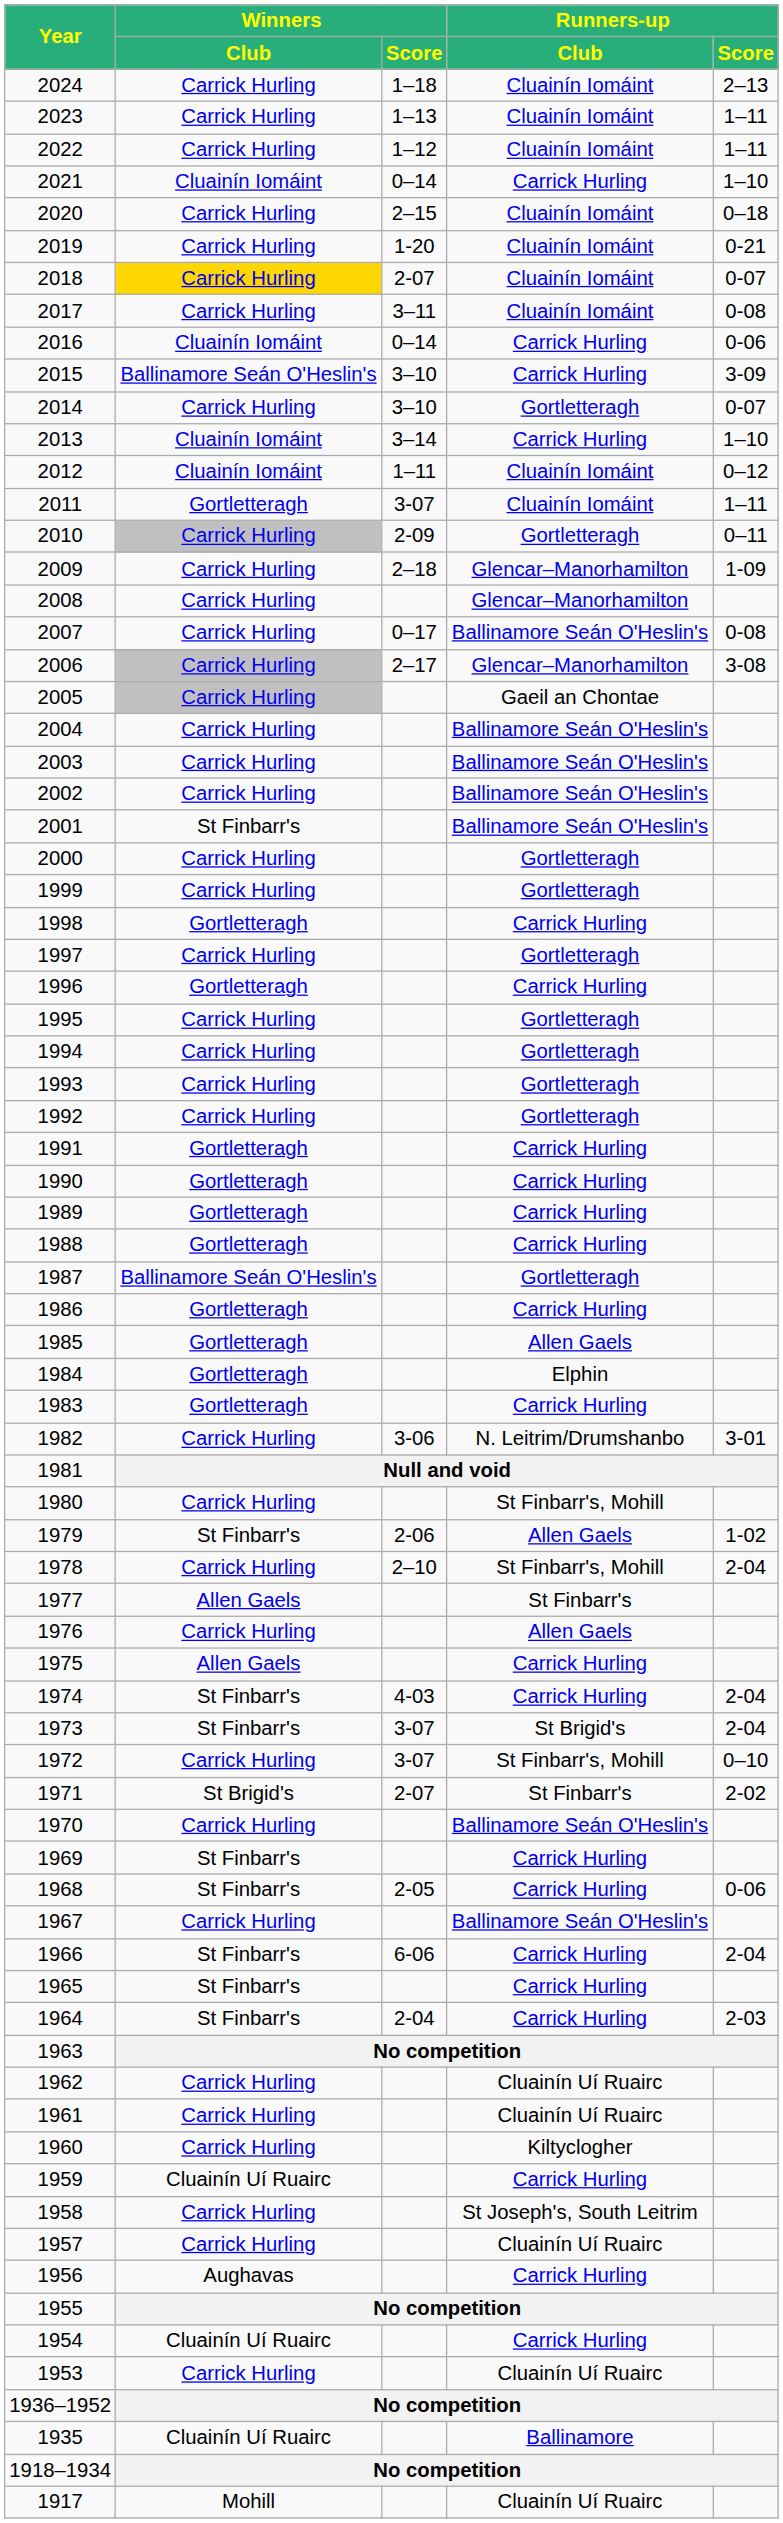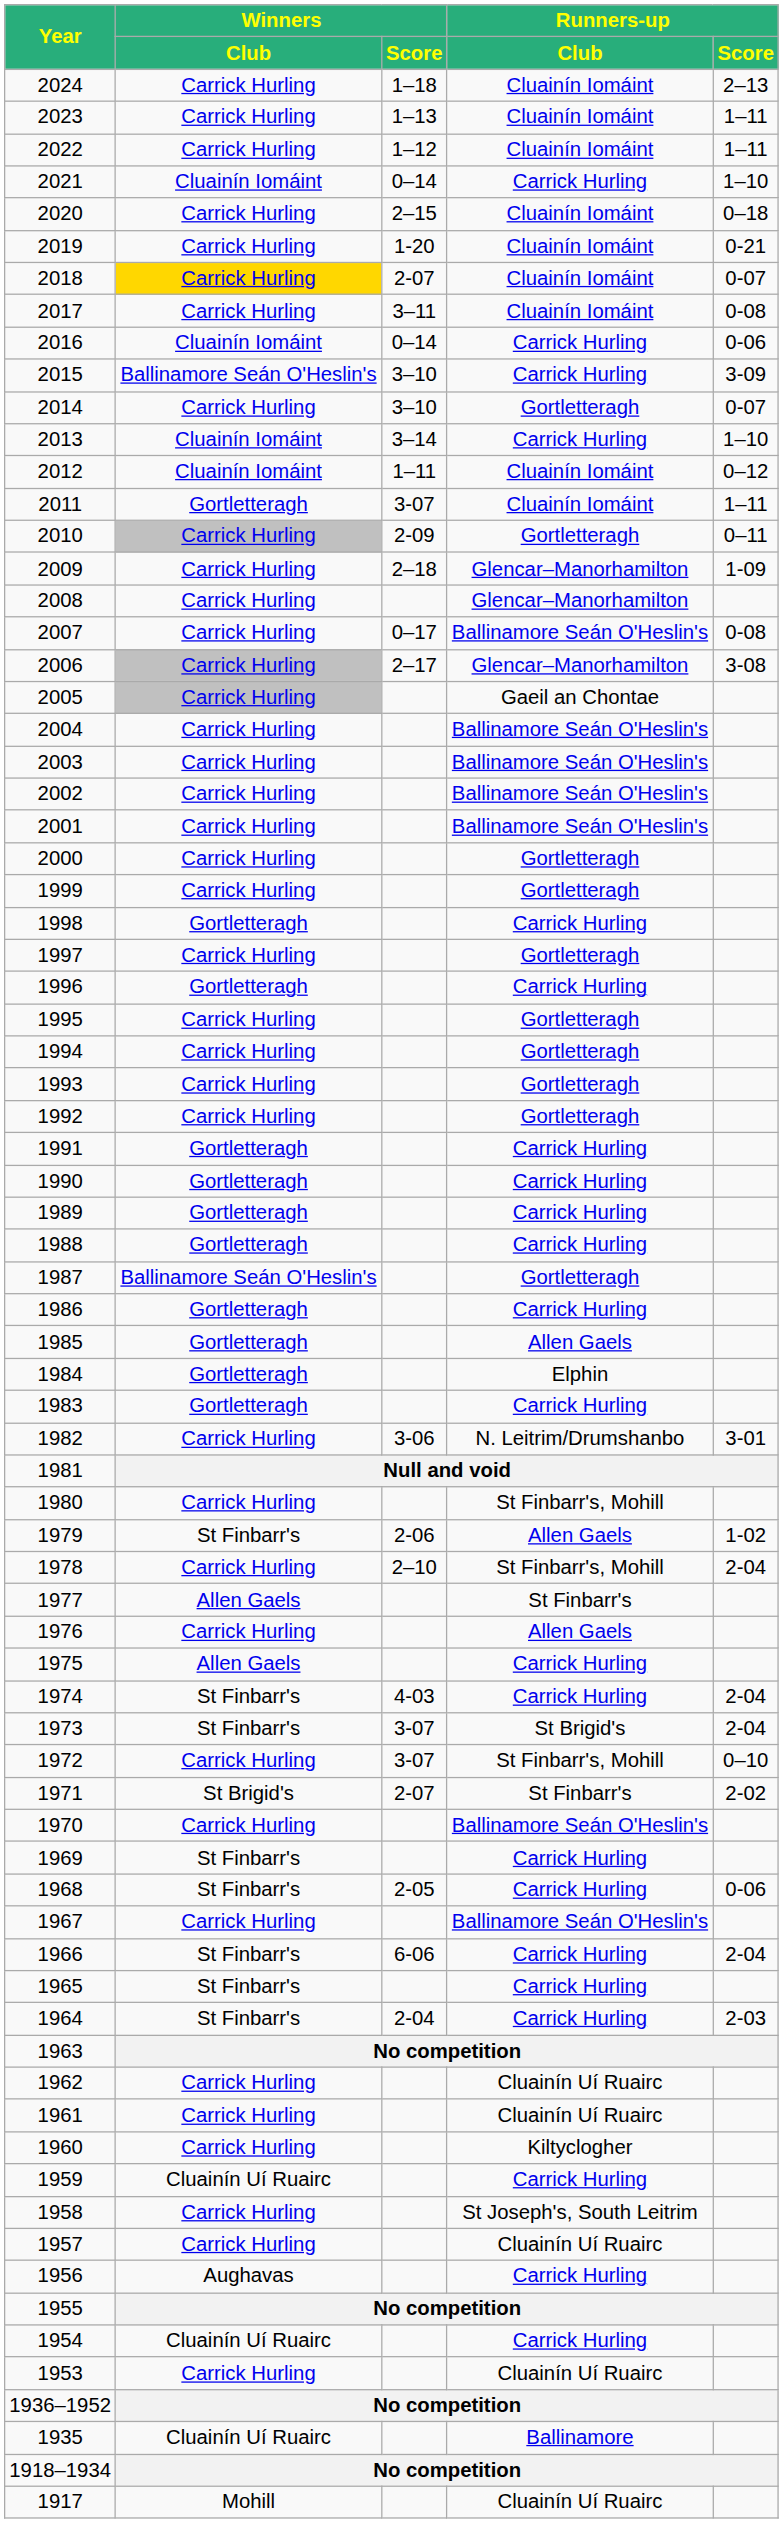(249, 826) St Finbarr's -> (249, 826) Carrick Hurling
